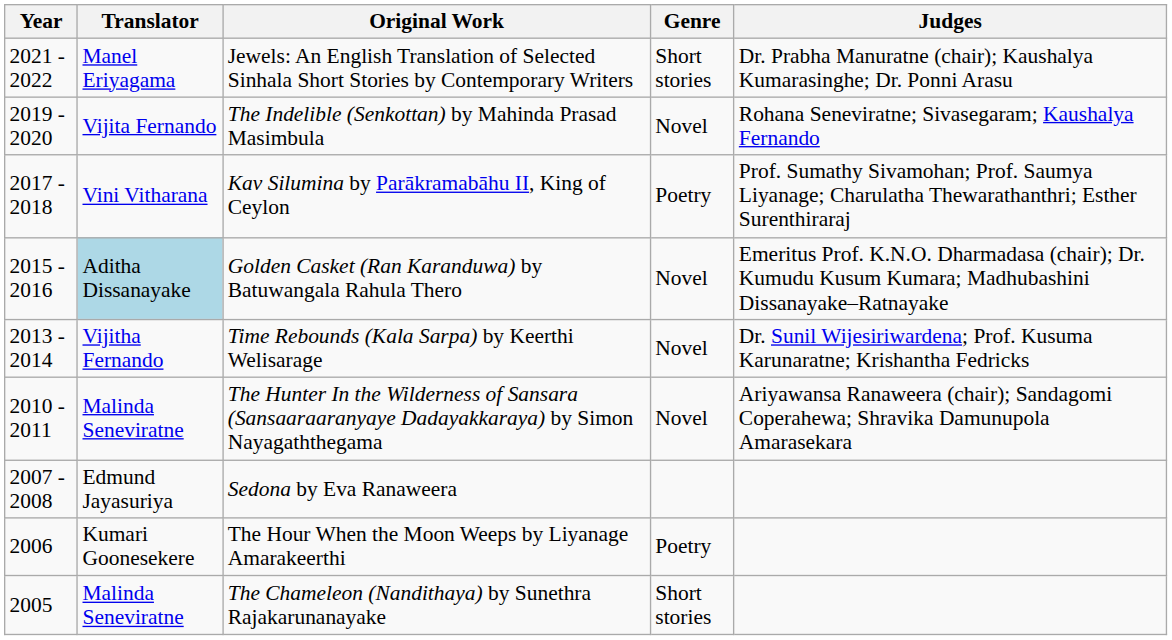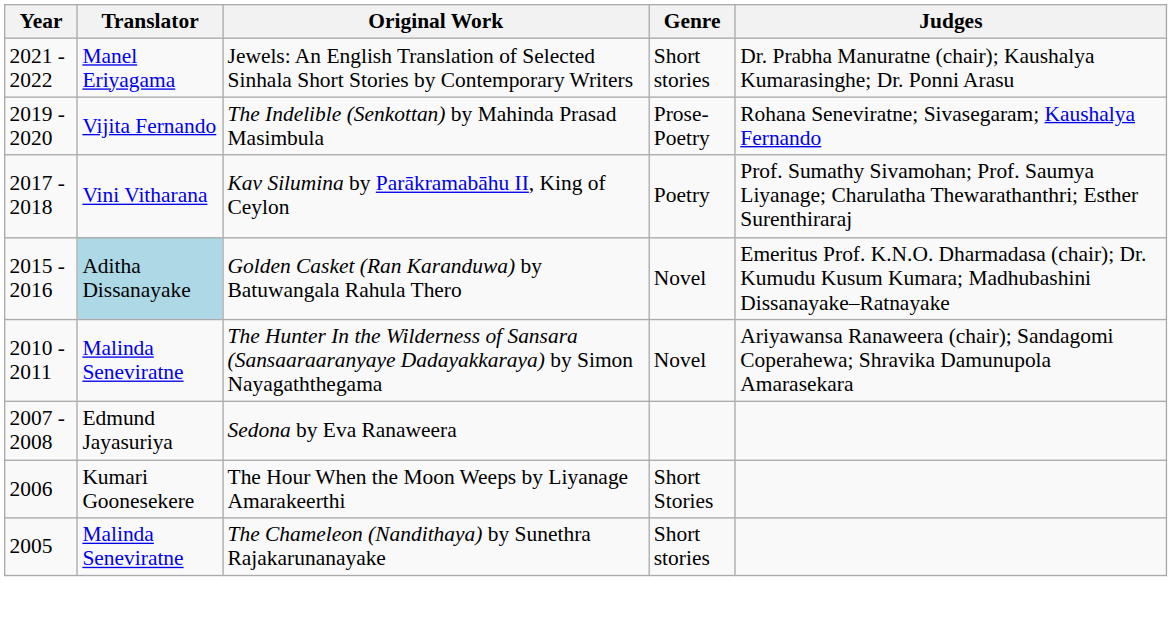(681, 125) Novel -> (682, 125) Prose-Poetry
- row: (401, 348)
(683, 546) Poetry -> (684, 488) Short Stories
